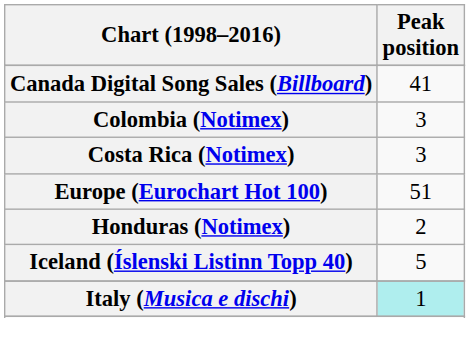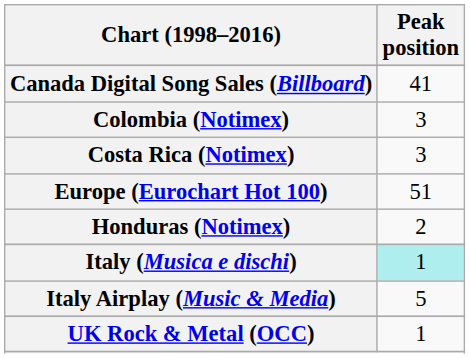- row: (191, 262)
+ row: (191, 298)
+ row: (191, 333)
